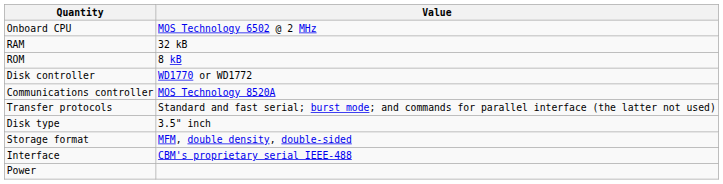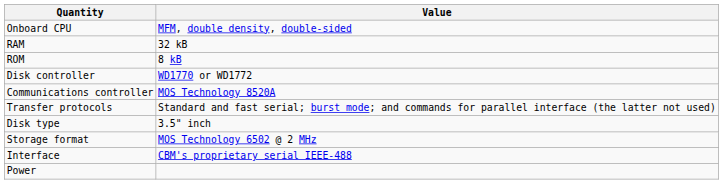(237, 28) MOS Technology 6502 @ 2 MHz -> (255, 28) MFM, double density, double-sided
(255, 139) MFM, double density, double-sided -> (237, 139) MOS Technology 6502 @ 2 MHz
